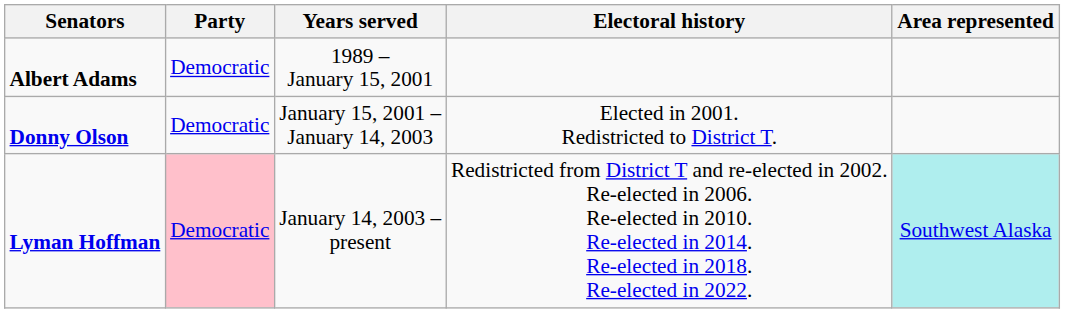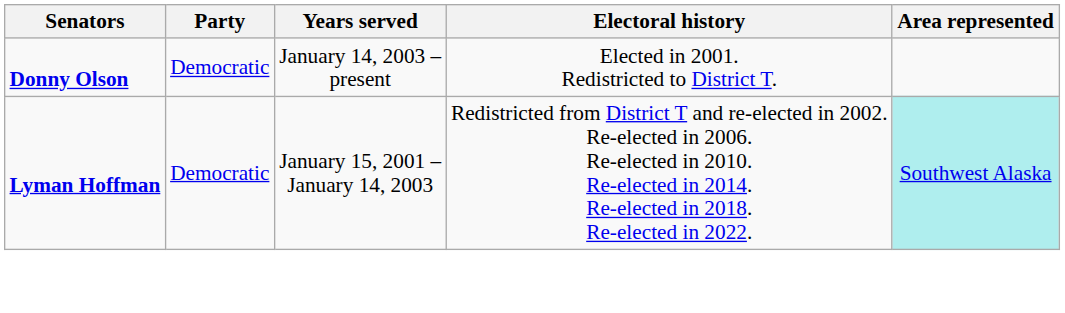- row: (73, 79)
(360, 124) January 15, 2001 – January 14, 2003 -> (360, 67) January 14, 2003 – present
(220, 230) pink background -> (220, 172) no background
(360, 230) January 14, 2003 – present -> (360, 172) January 15, 2001 – January 14, 2003
